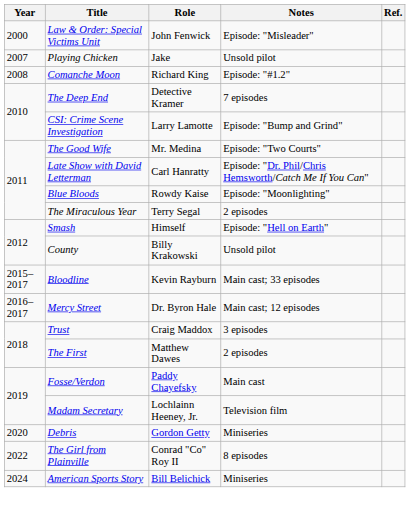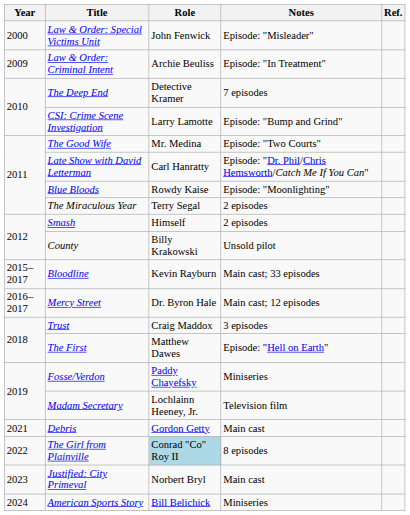- row: (83, 58)
- row: (84, 74)
+ row: (80, 64)
(276, 227) Episode: "Hell on Earth" -> (245, 223) 2 episodes
(245, 353) 2 episodes -> (276, 348) Episode: "Hell on Earth"
(244, 381) Main cast -> (246, 376) Miniseries
(17, 433) 2020 -> (17, 428) 2021
(246, 433) Miniseries -> (244, 428) Main cast
(179, 455) no background -> (179, 450) lightblue background
+ row: (77, 479)
